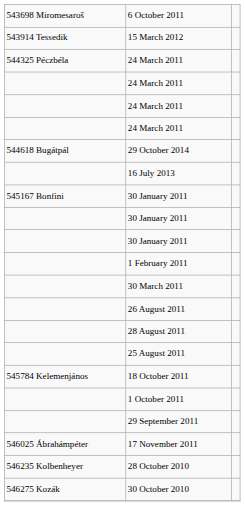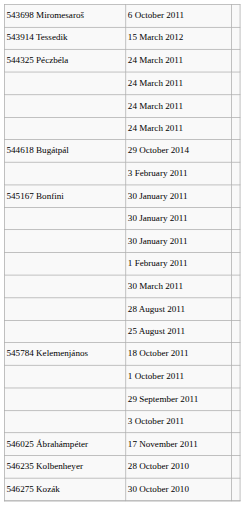- row: (65, 174)
+ row: (65, 174)
- row: (65, 309)
+ row: (65, 422)
